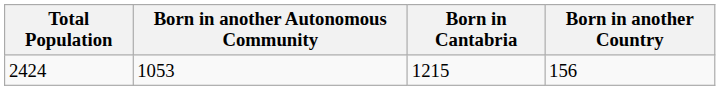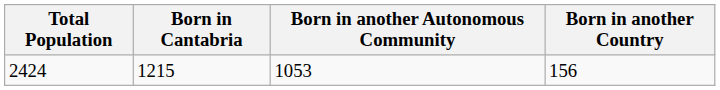columns swapped: (476, 29) <-> (270, 29)
